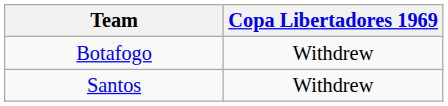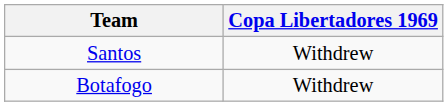rows swapped: (114, 52) <-> (114, 85)
